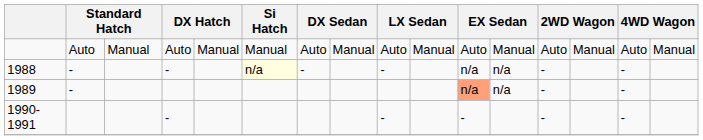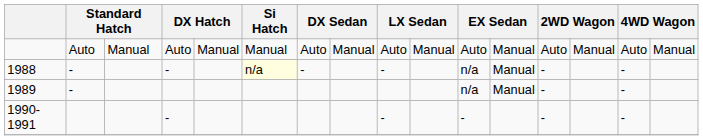(502, 69) n/a -> (514, 69) Manual
(469, 89) lightsalmon background -> (469, 89) no background
(502, 89) n/a -> (514, 89) Manual
